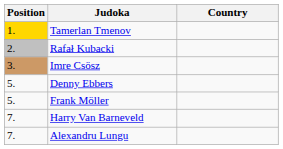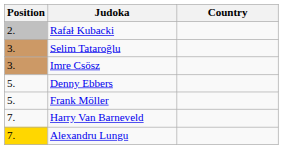- row: (90, 30)
+ row: (85, 48)
(11, 135) no background -> (11, 135) gold background
